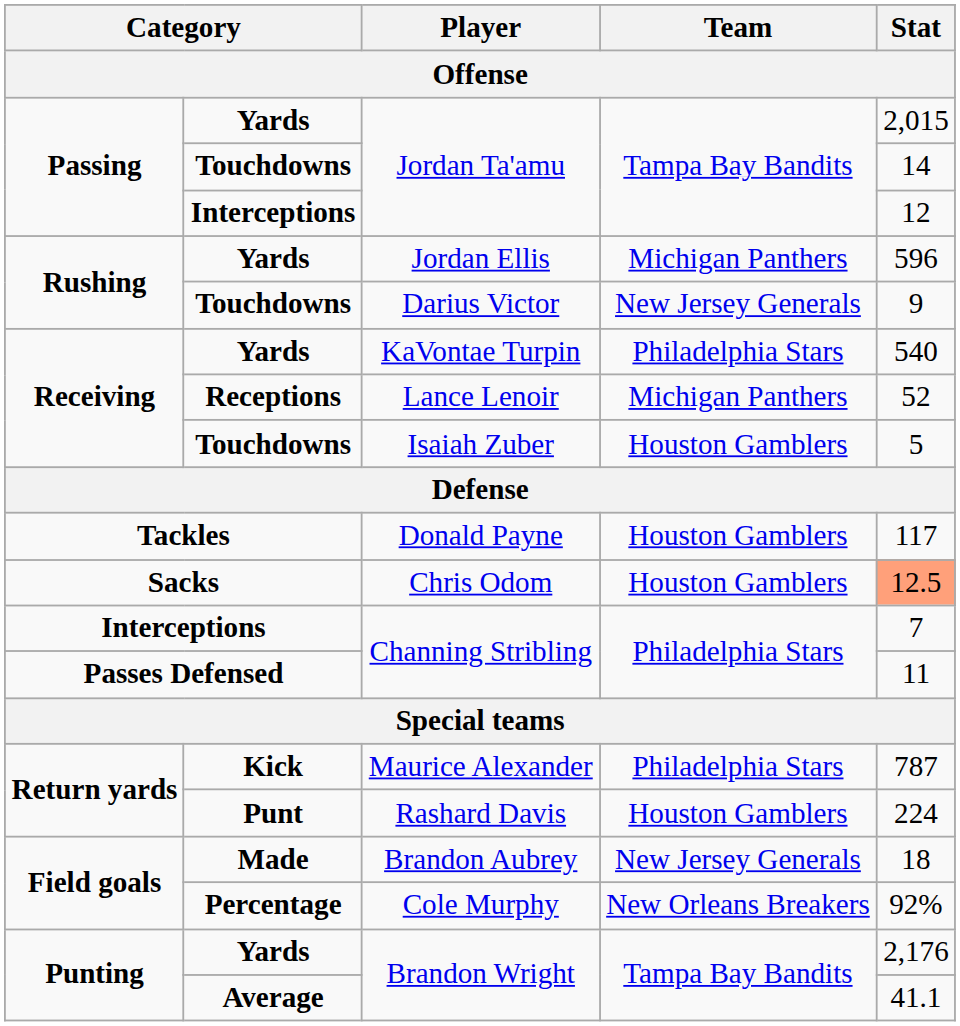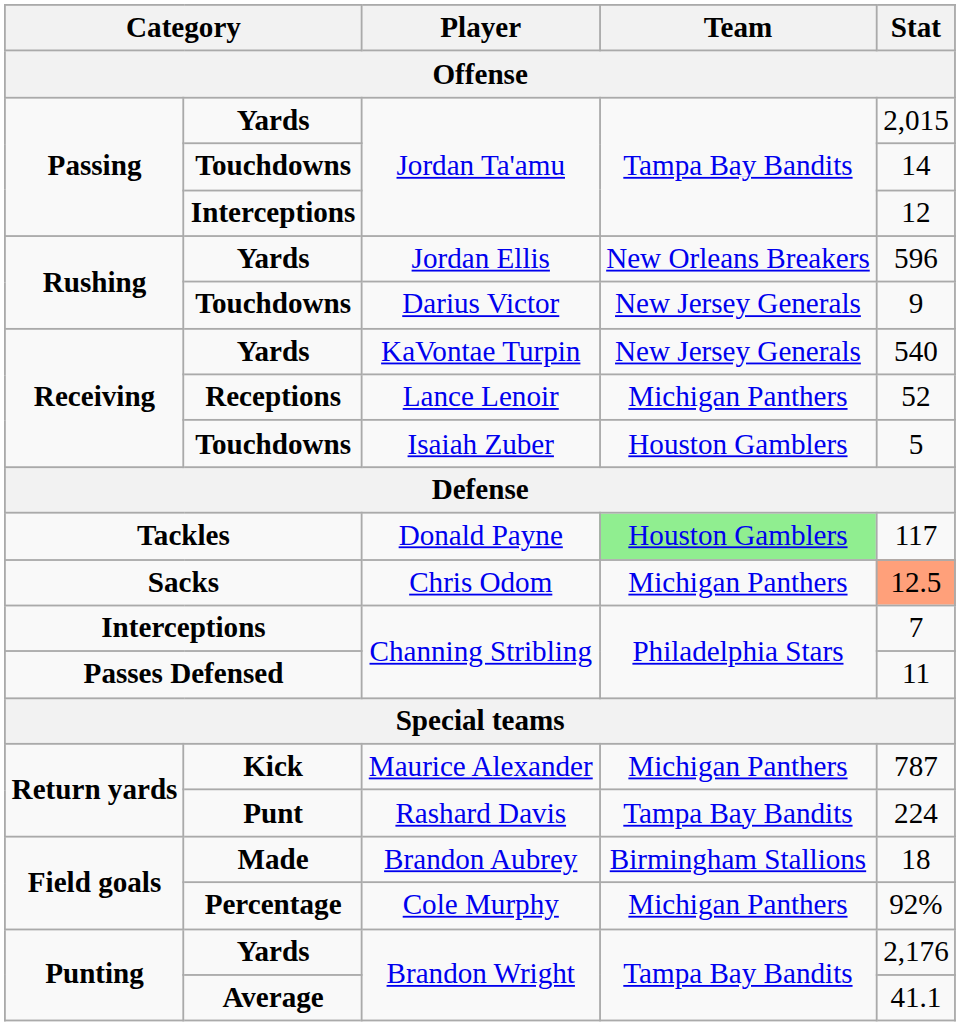(738, 258) Michigan Panthers -> (738, 258) New Orleans Breakers
(738, 350) Philadelphia Stars -> (738, 350) New Jersey Generals
(738, 535) no background -> (738, 535) lightgreen background
(738, 581) Houston Gamblers -> (738, 581) Michigan Panthers
(738, 766) Philadelphia Stars -> (738, 766) Michigan Panthers
(738, 812) Houston Gamblers -> (738, 812) Tampa Bay Bandits
(738, 858) New Jersey Generals -> (738, 858) Birmingham Stallions
(738, 905) New Orleans Breakers -> (738, 905) Michigan Panthers
